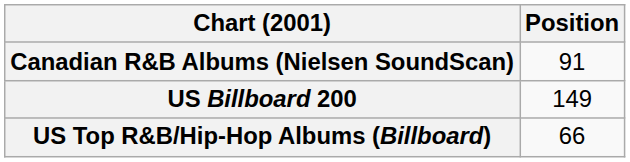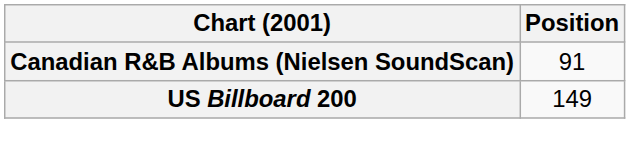- row: (262, 136)
